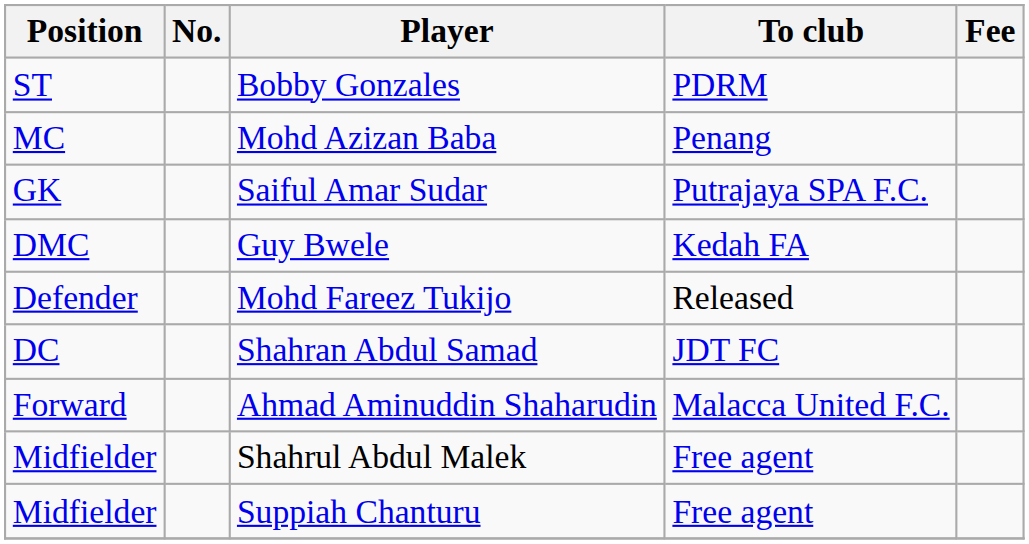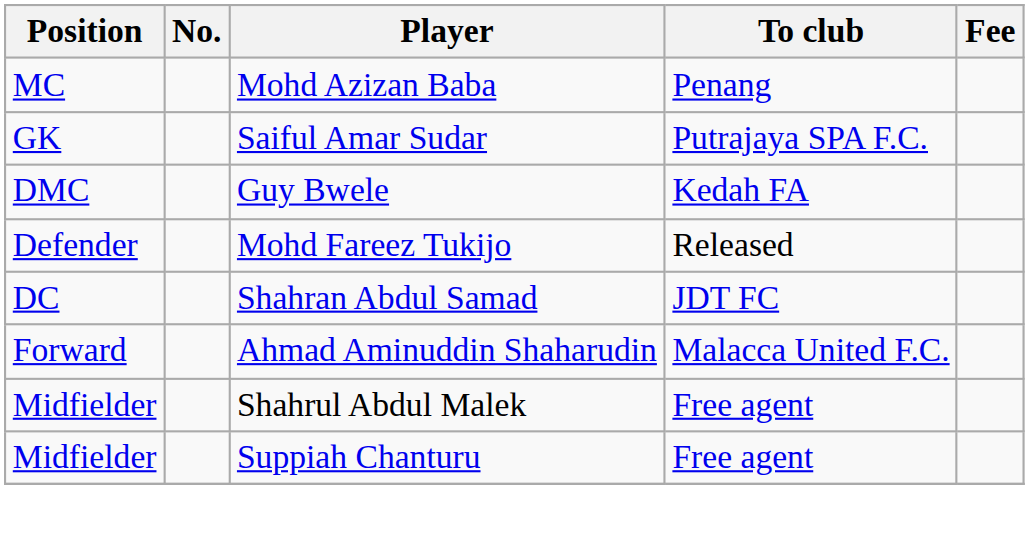- row: (348, 84)
